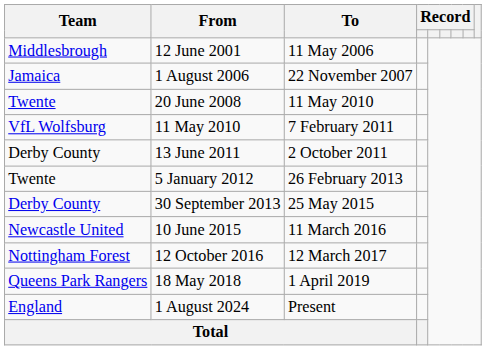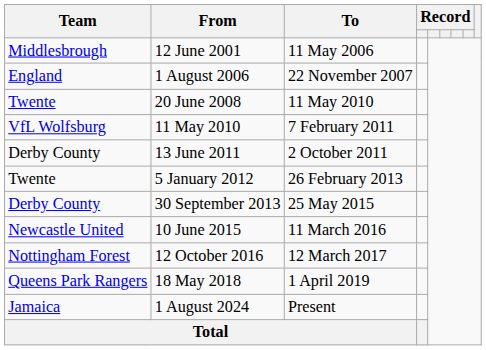(34, 76) Jamaica -> (35, 76) England
(35, 306) England -> (34, 306) Jamaica
